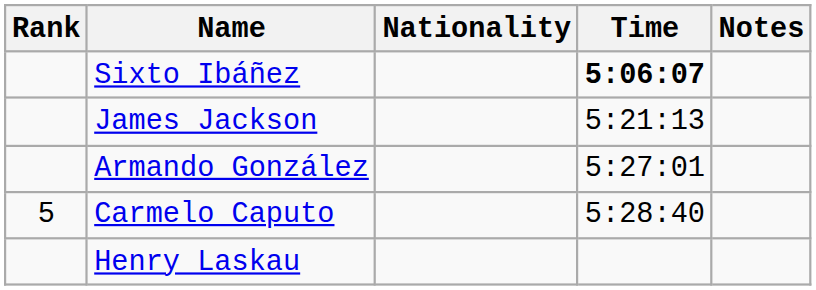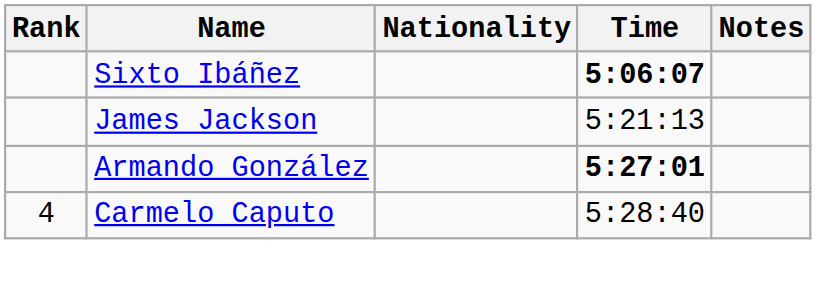(645, 168) normal -> (645, 168) bold
(46, 215) 5 -> (46, 215) 4
- row: (197, 261)
